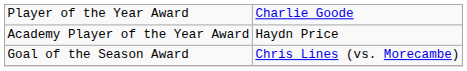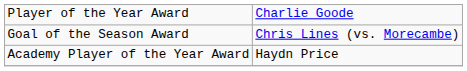rows swapped: (128, 35) <-> (98, 56)
